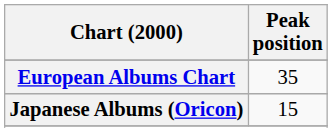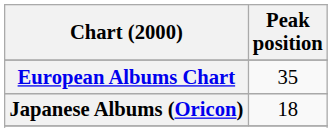(288, 109) 15 -> (288, 109) 18
